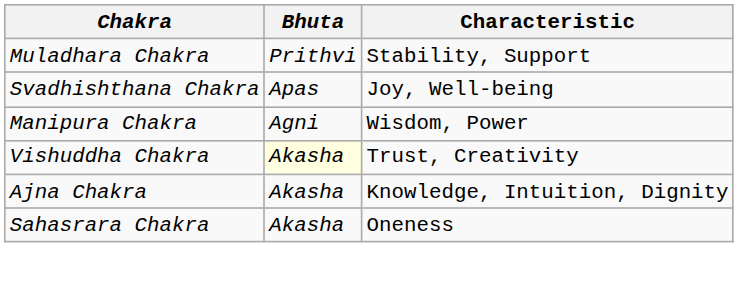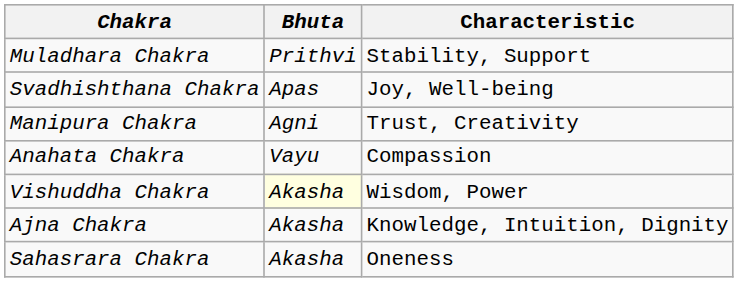(448, 123) Wisdom, Power -> (473, 123) Trust, Creativity
+ row: (97, 157)
(473, 157) Trust, Creativity -> (448, 191) Wisdom, Power
